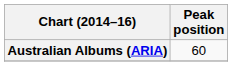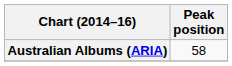(199, 50) 60 -> (199, 50) 58
